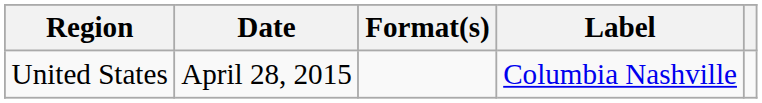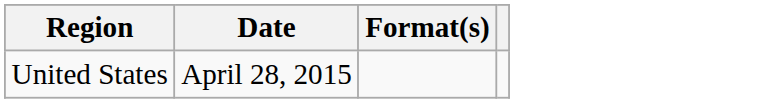- column: (620, 27)
